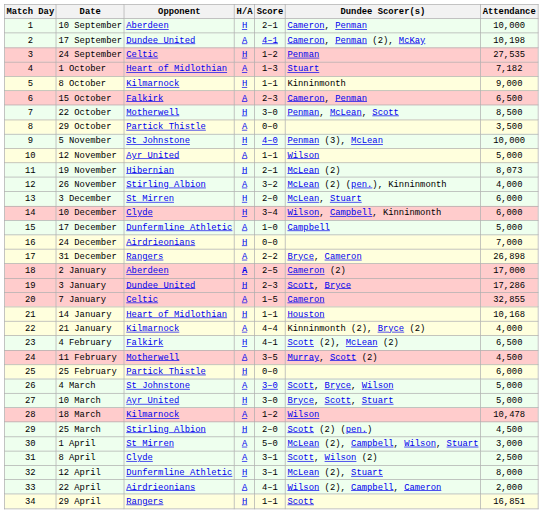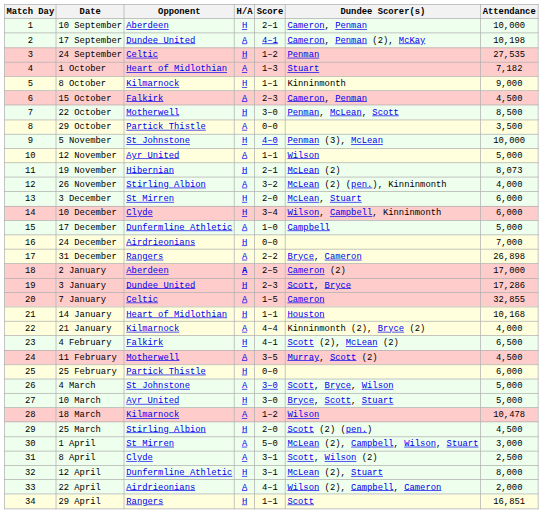(509, 98) 6,500 -> (509, 98) 4,500
